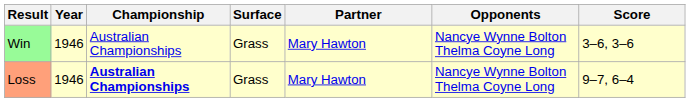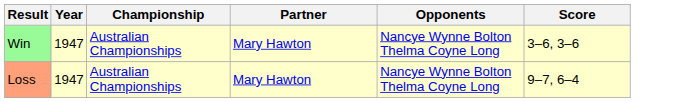- column: (257, 15)
(69, 43) 1946 -> (69, 43) 1947
(69, 79) 1946 -> (69, 79) 1947
(140, 79) bold -> (136, 79) normal
